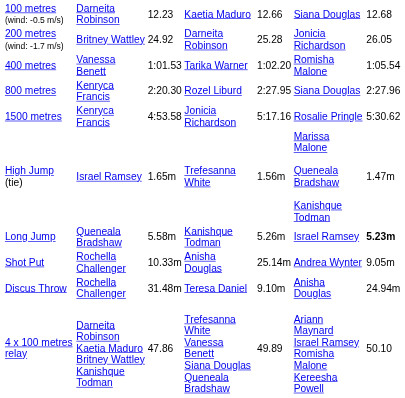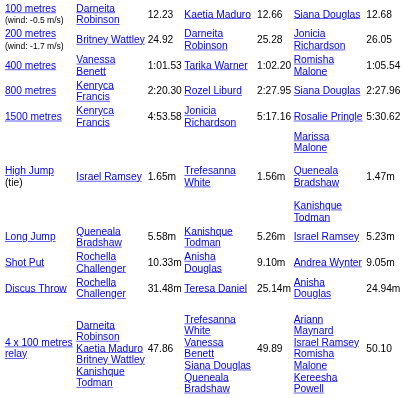(381, 237) bold -> (380, 237) normal
(274, 262) 25.14m -> (271, 262) 9.10m
(271, 288) 9.10m -> (274, 288) 25.14m
